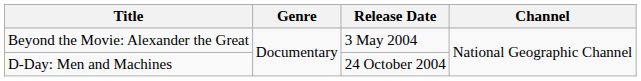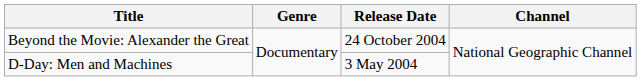(381, 40) 3 May 2004 -> (395, 40) 24 October 2004
(395, 64) 24 October 2004 -> (381, 64) 3 May 2004
